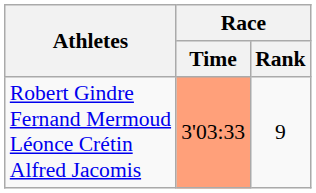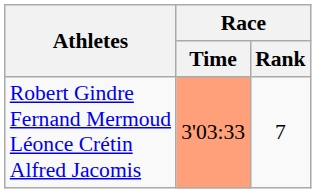(280, 132) 9 -> (280, 132) 7
